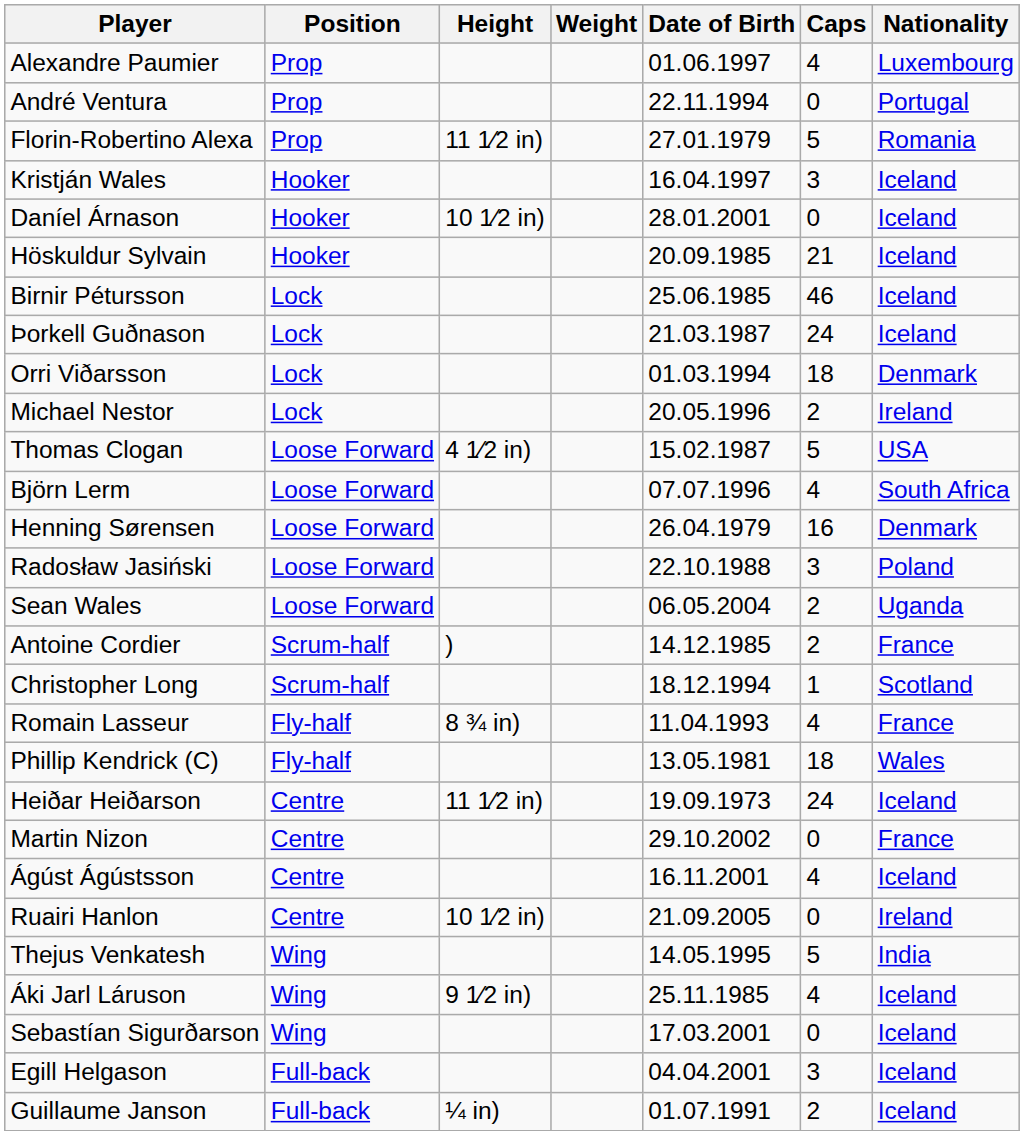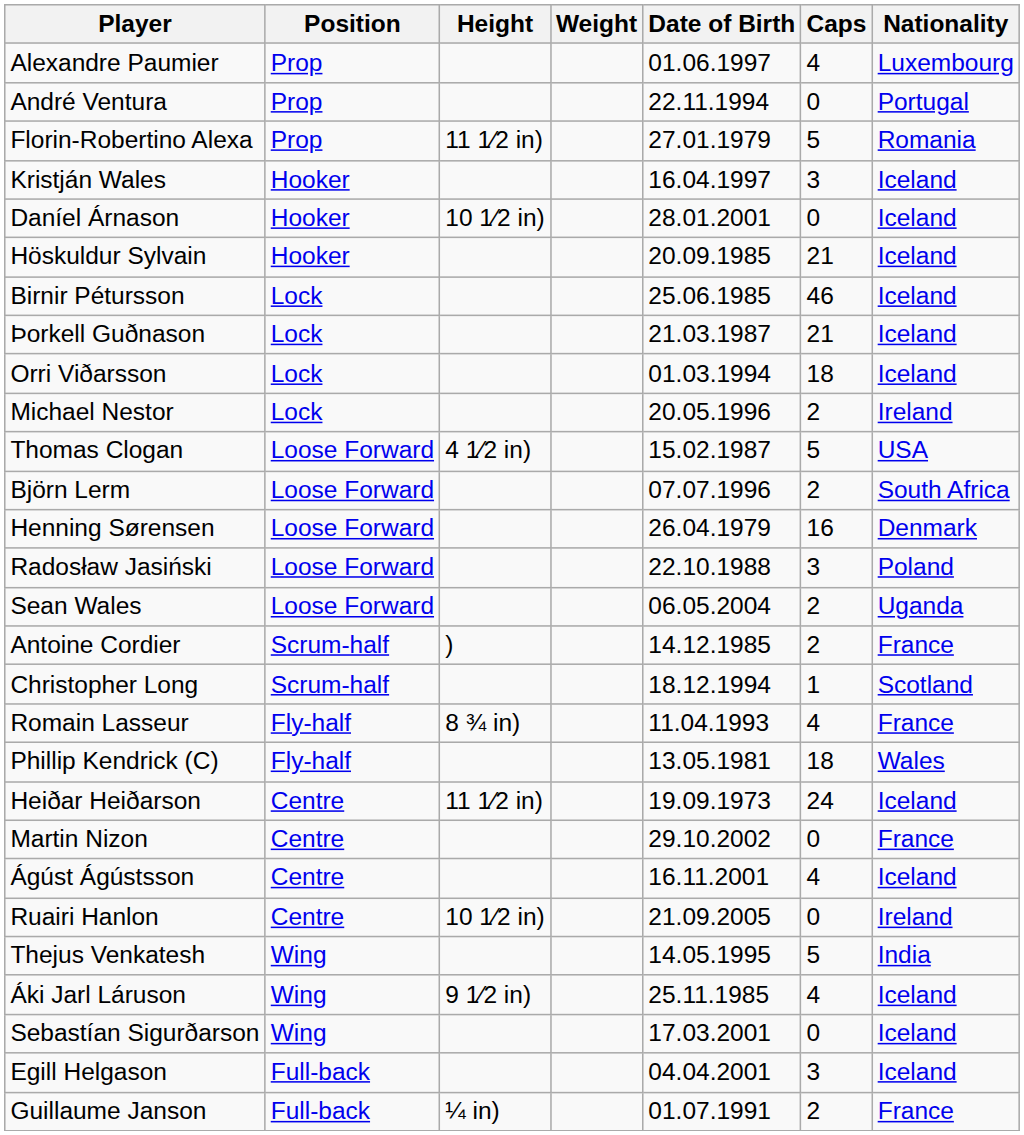(820, 334) 24 -> (820, 334) 21
(927, 373) Denmark -> (917, 373) Iceland
(813, 489) 4 -> (813, 489) 2
(917, 1110) Iceland -> (916, 1110) France
